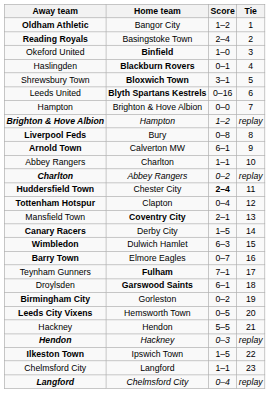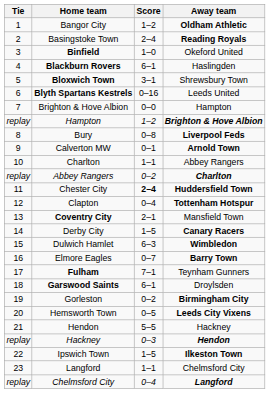columns swapped: (251, 11) <-> (55, 11)
(223, 66) 0–1 -> (149, 66) 6–1
(223, 148) 6–1 -> (149, 148) 0–1
